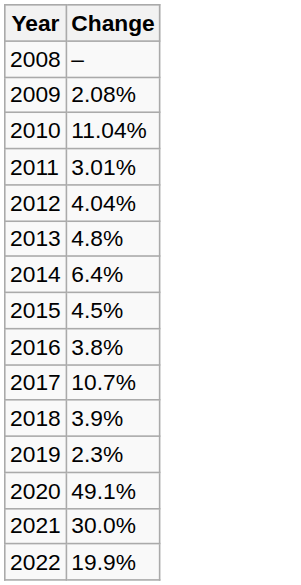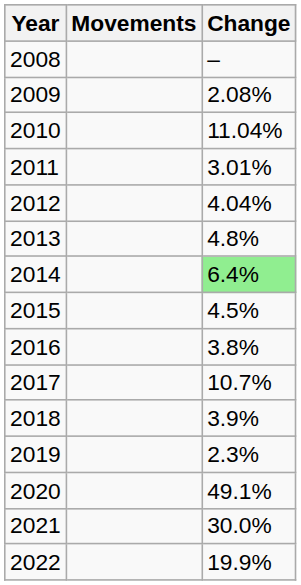+ column: (134, 23)
(97, 275) no background -> (233, 275) lightgreen background
